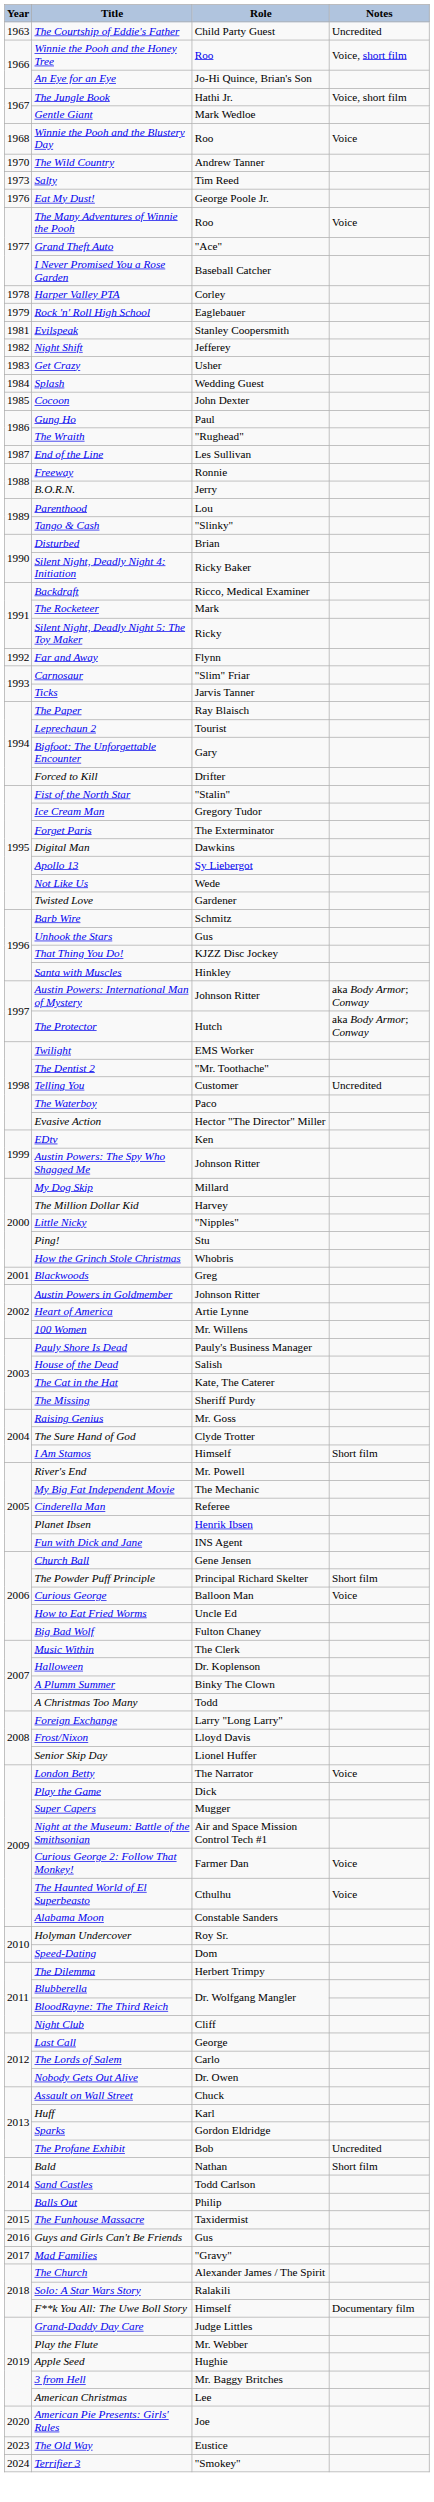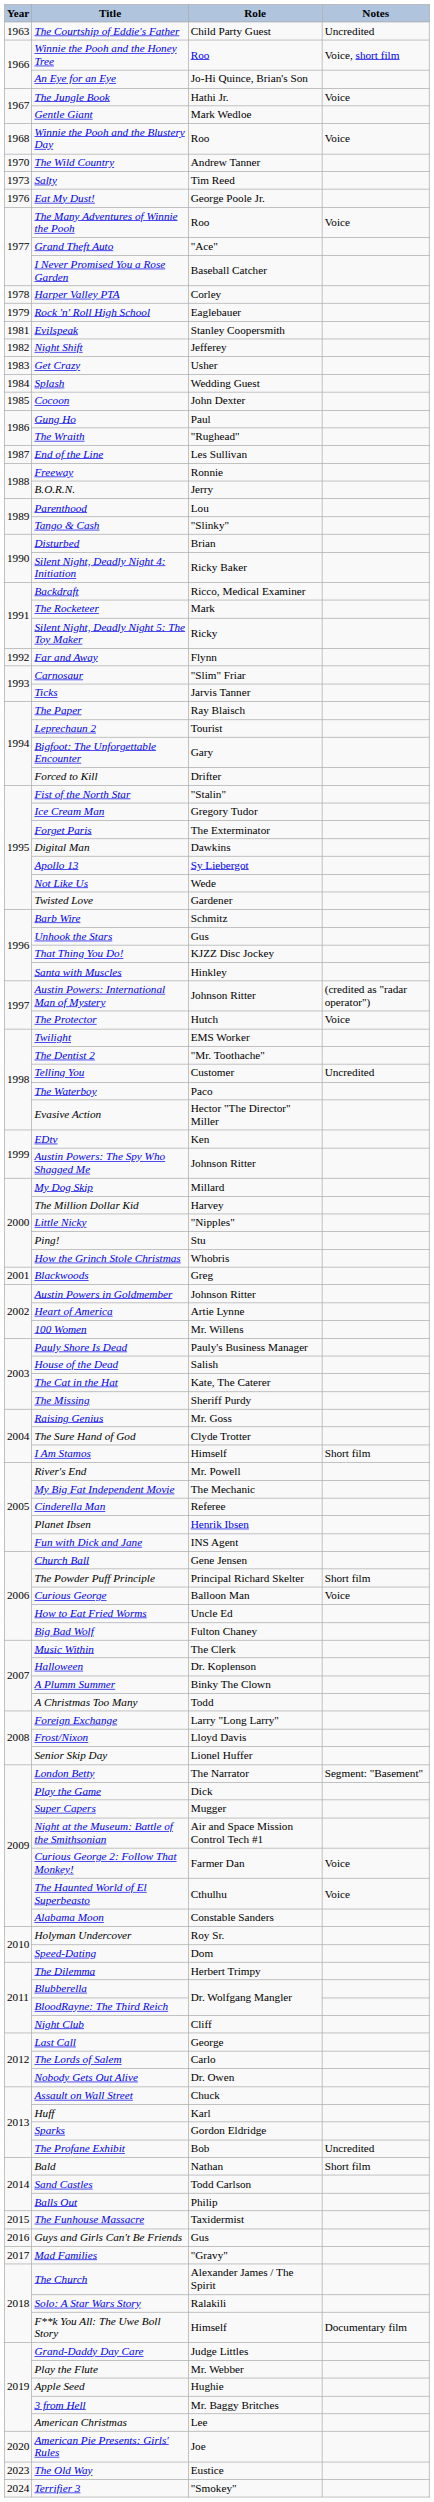(369, 97) Voice, short film -> (337, 97) Voice
(370, 996) aka Body Armor; Conway -> (366, 996) (credited as "radar operator")
(370, 1026) aka Body Armor; Conway -> (337, 1020) Voice
(345, 1773) Voice -> (374, 1773) Segment: "Basement"
